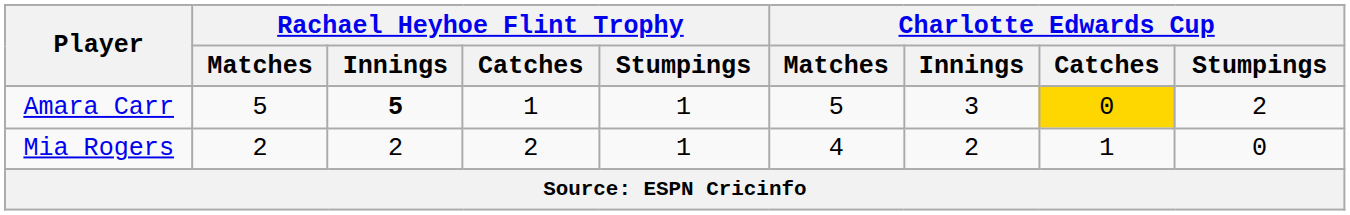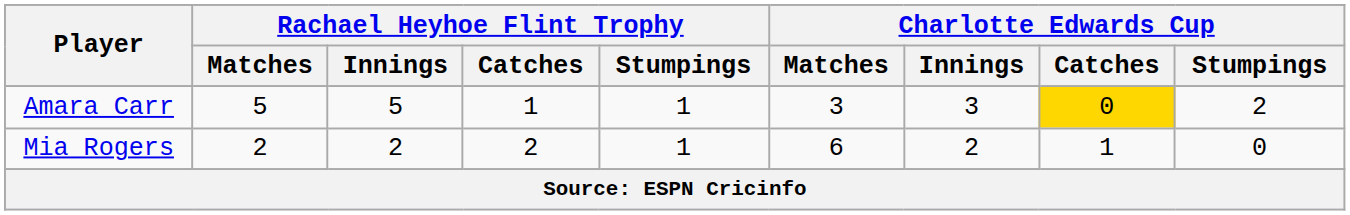(395, 107) bold -> (395, 107) normal
(836, 107) 5 -> (836, 107) 3
(836, 148) 4 -> (836, 148) 6
